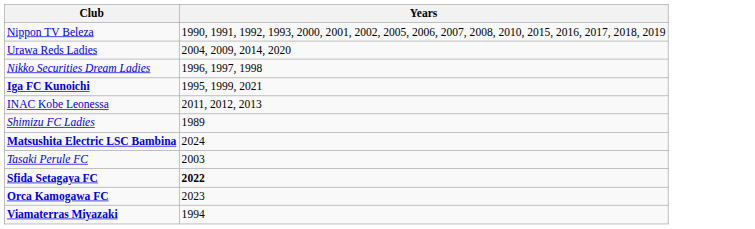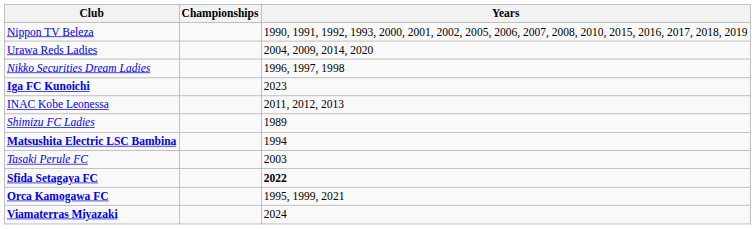+ column: (220, 13)
(222, 86) 1995, 1999, 2021 -> (275, 86) 2023
(193, 141) 2024 -> (275, 141) 1994
(193, 196) 2023 -> (304, 196) 1995, 1999, 2021
(193, 214) 1994 -> (275, 214) 2024
